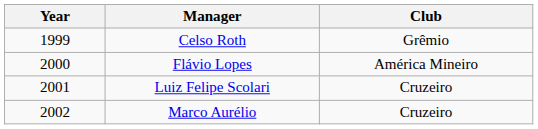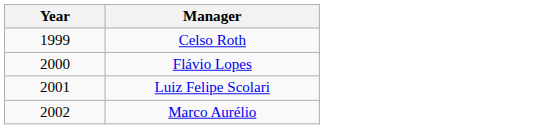- column: (426, 16)
